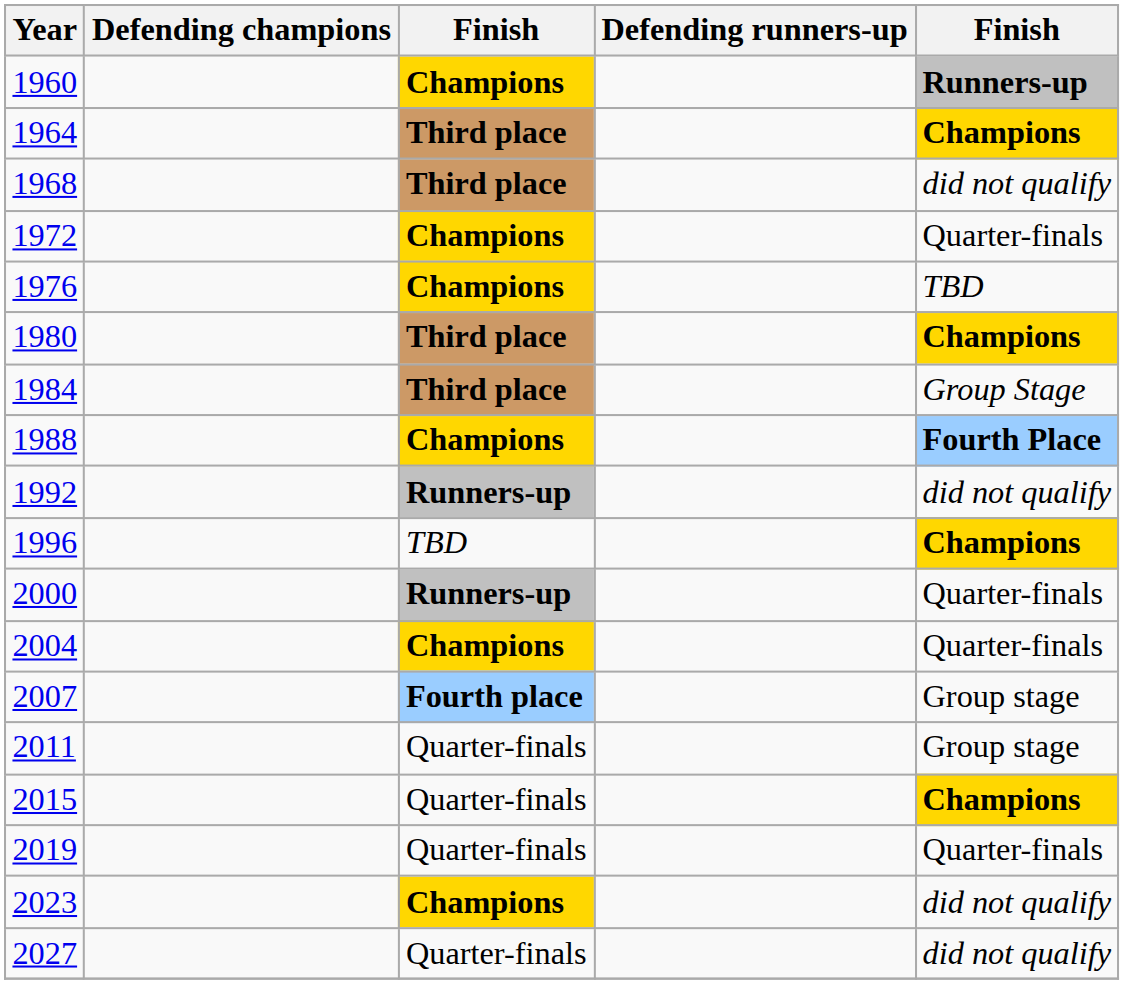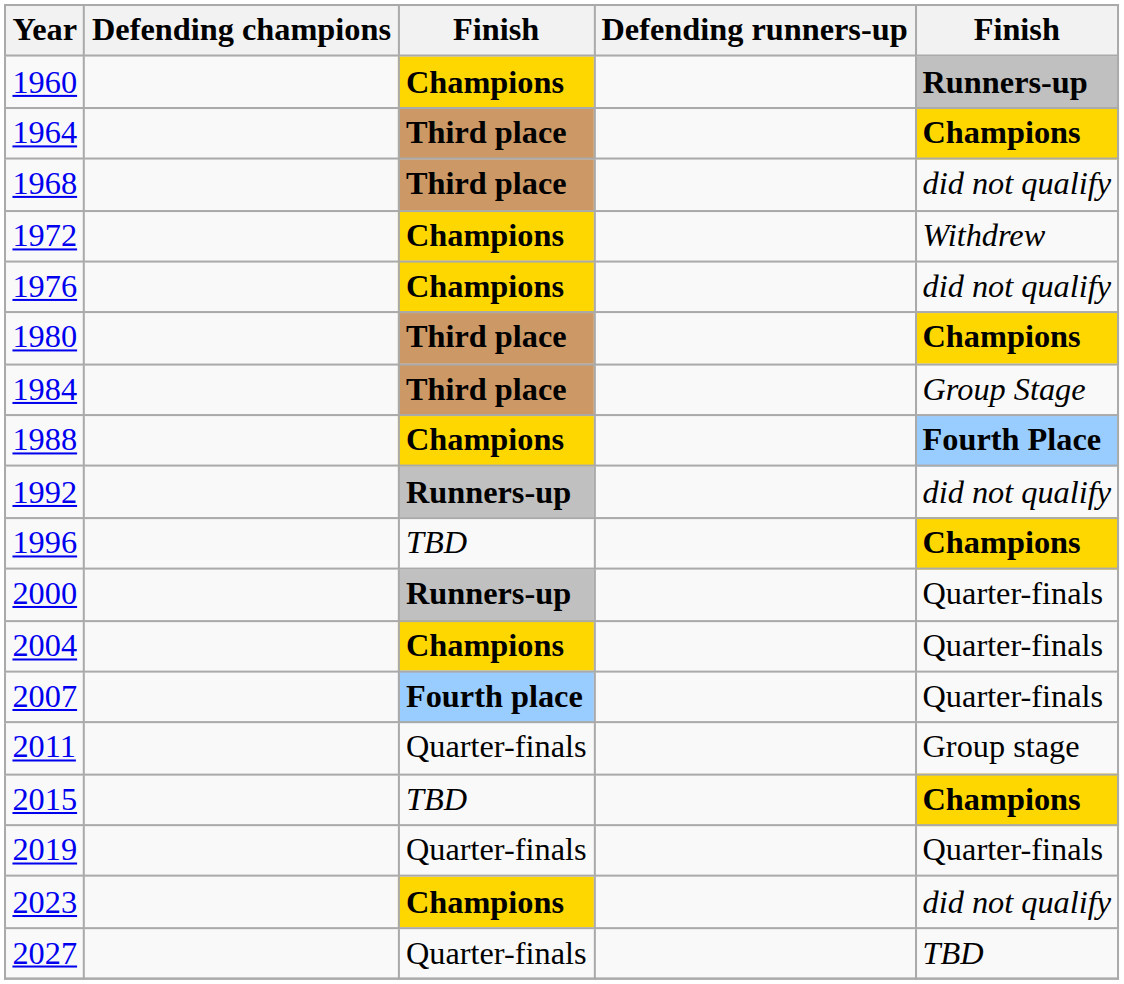(1013, 235) Quarter-finals -> (984, 235) Withdrew
(953, 286) TBD -> (1017, 286) did not qualify
(1001, 696) Group stage -> (1013, 696) Quarter-finals
(496, 798) Quarter-finals -> (436, 798) TBD
(1017, 952) did not qualify -> (953, 952) TBD
